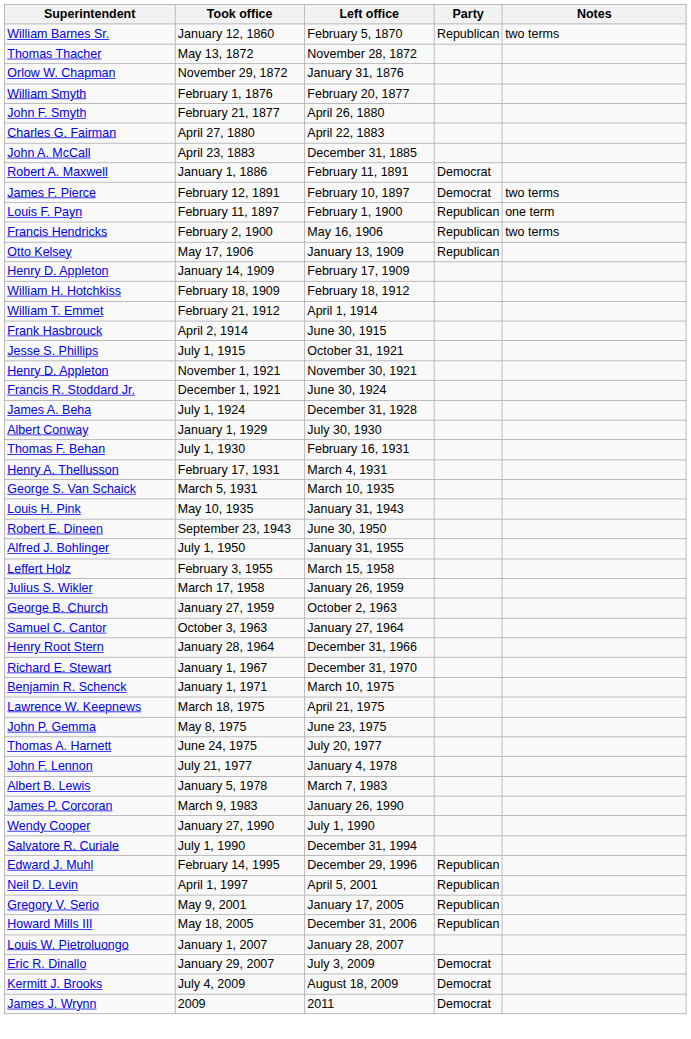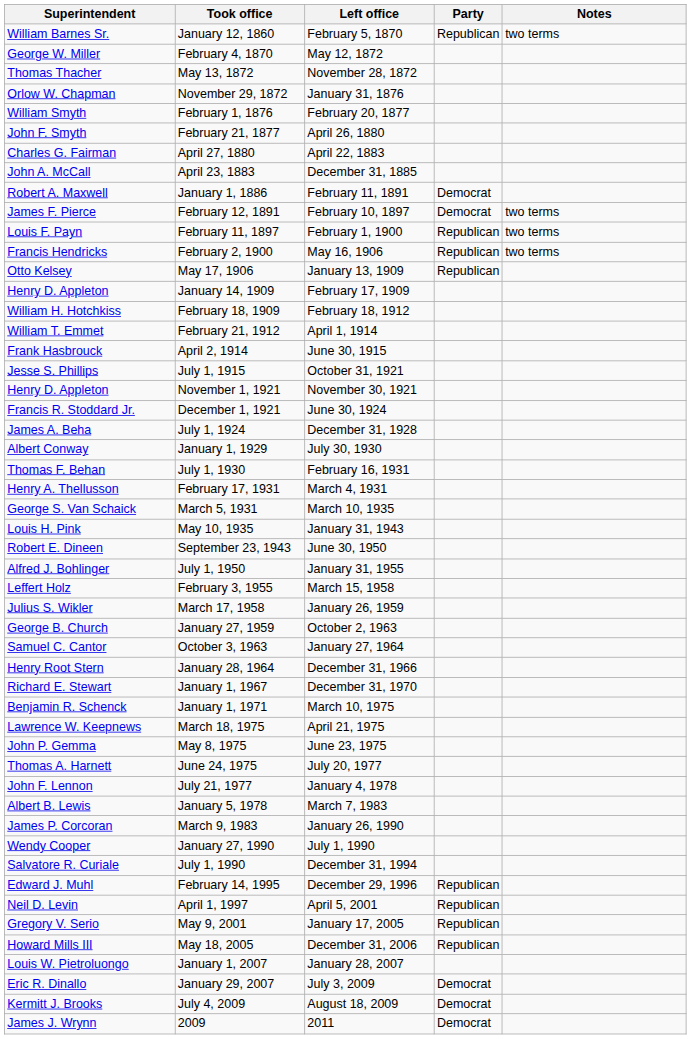+ row: (225, 53)
(530, 212) one term -> (532, 232) two terms
